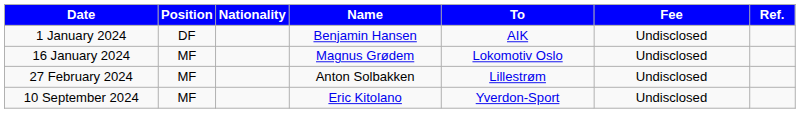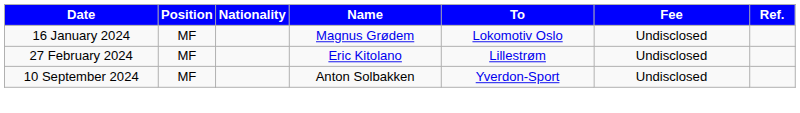- row: (81, 36)
(365, 77) Anton Solbakken -> (365, 57) Eric Kitolano
(365, 98) Eric Kitolano -> (365, 77) Anton Solbakken
